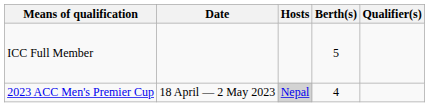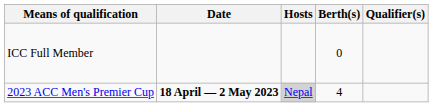(336, 53) 5 -> (339, 53) 0
(217, 92) normal -> (219, 92) bold
